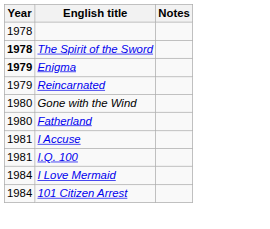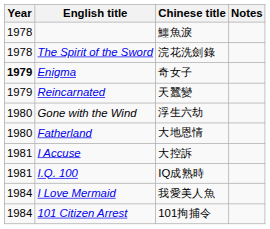+ column: (192, 13)
(20, 49) bold -> (20, 52) normal
